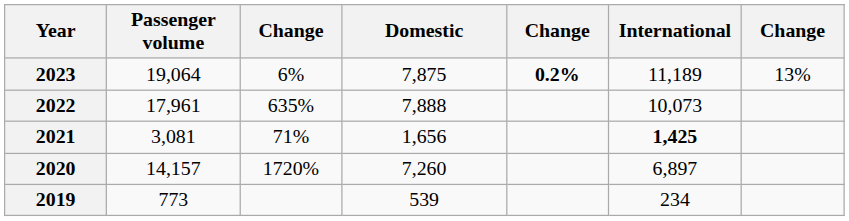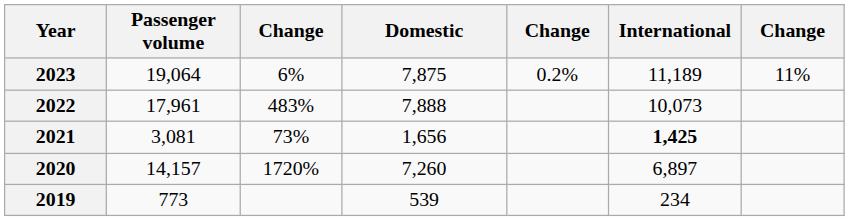(557, 74) bold -> (557, 74) normal
(793, 74) 13% -> (793, 74) 11%
(291, 105) 635% -> (291, 105) 483%
(291, 136) 71% -> (291, 136) 73%
